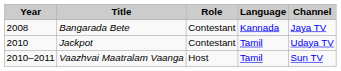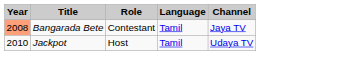(17, 27) no background -> (17, 27) lightsalmon background
(260, 27) Kannada -> (171, 27) Tamil
(212, 43) Contestant -> (118, 43) Host
- row: (121, 58)
